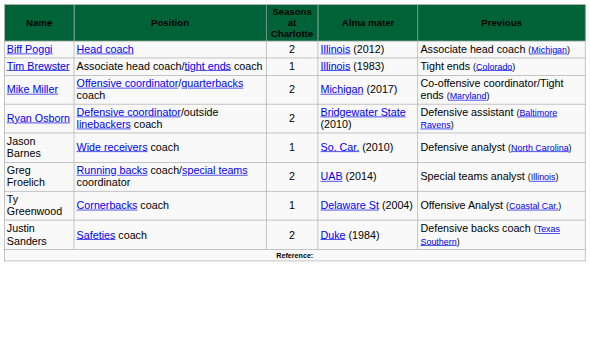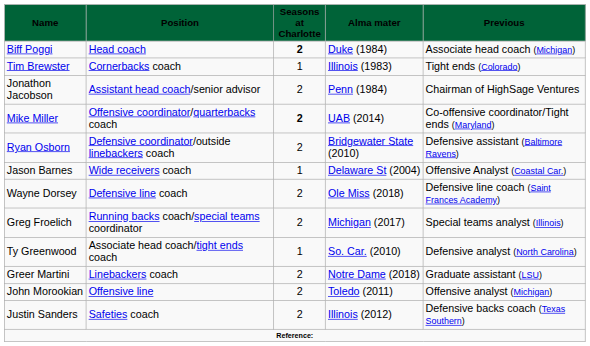(292, 49) normal -> (300, 49) bold
(352, 49) Illinois (2012) -> (357, 49) Duke (1984)
(170, 66) Associate head coach/tight ends coach -> (135, 66) Cornerbacks coach
+ row: (30, 89)
(292, 89) normal -> (300, 118) bold
(359, 89) Michigan (2017) -> (356, 118) UAB (2014)
(357, 147) So. Car. (2010) -> (374, 170) Delaware St (2004)
(496, 147) Defensive analyst (North Carolina) -> (496, 170) Offensive Analyst (Coastal Car.)
+ row: (42, 193)
(349, 176) UAB (2014) -> (366, 222) Michigan (2017)
(123, 205) Cornerbacks coach -> (166, 252) Associate head coach/tight ends coach
(367, 205) Delaware St (2004) -> (364, 252) So. Car. (2010)
(491, 205) Offensive Analyst (Coastal Car.) -> (501, 252) Defensive analyst (North Carolina)
+ row: (38, 275)
+ row: (45, 292)
(350, 235) Duke (1984) -> (360, 315) Illinois (2012)
